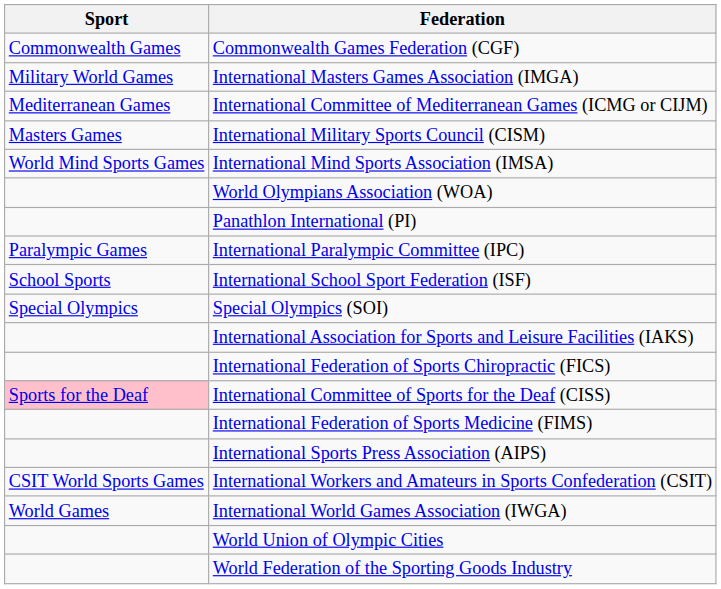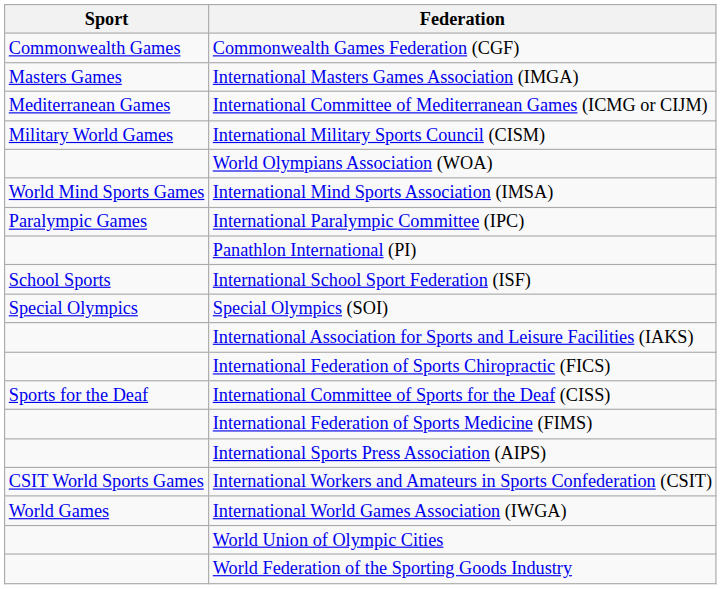(91, 76) Military World Games -> (65, 76) Masters Games
(65, 134) Masters Games -> (91, 134) Military World Games
rows swapped: (383, 163) <-> (353, 192)
rows swapped: (315, 221) <-> (369, 250)
(78, 395) pink background -> (78, 395) no background
